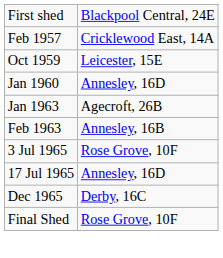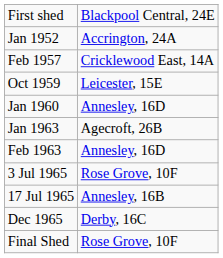+ row: (33, 38)
(123, 128) Annesley, 16B -> (123, 151) Annesley, 16D
(123, 173) Annesley, 16D -> (123, 196) Annesley, 16B
